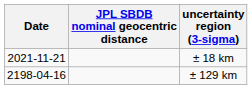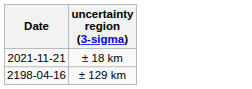- column: (124, 27)
